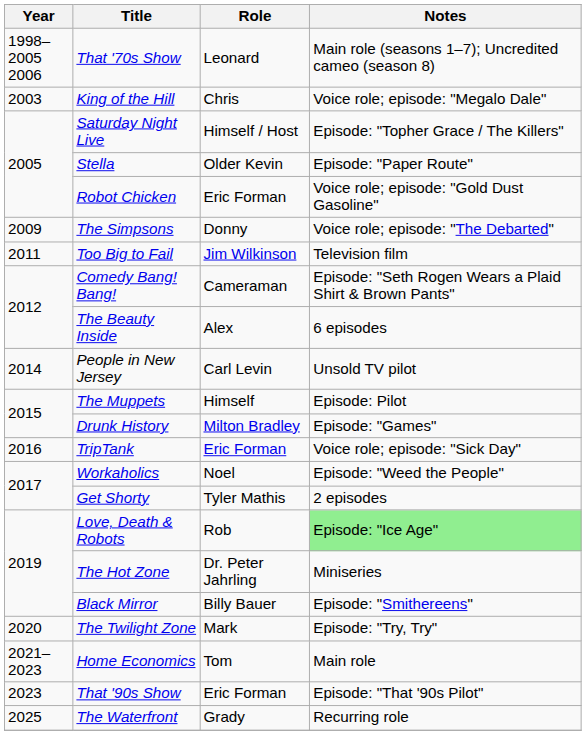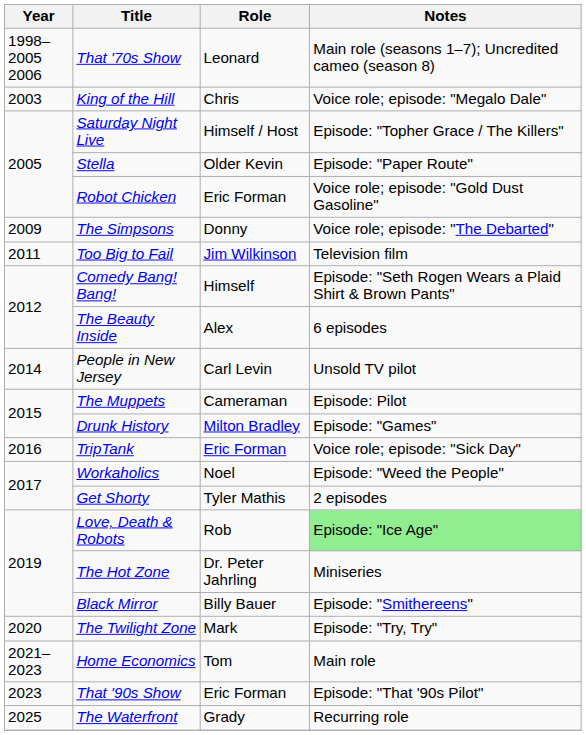(245, 286) Cameraman -> (229, 286) Himself
(229, 401) Himself -> (245, 401) Cameraman
